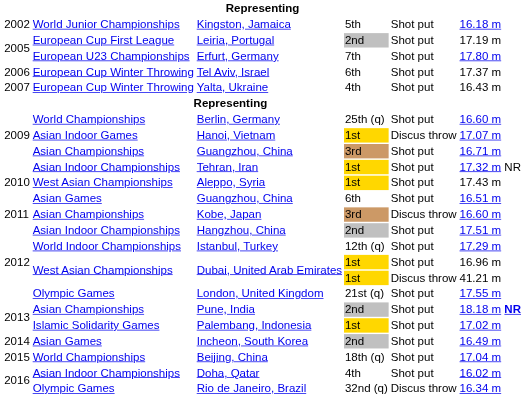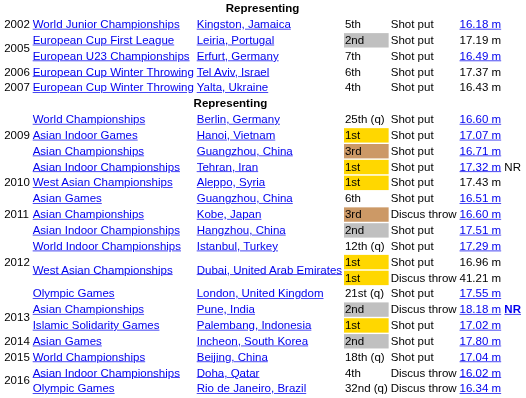(480, 56) 17.80 m -> (480, 56) 16.49 m
(424, 135) Discus throw -> (412, 135) Shot put
(412, 309) Shot put -> (424, 309) Discus throw
(480, 341) 16.49 m -> (480, 341) 17.80 m
(412, 373) Shot put -> (424, 373) Discus throw
